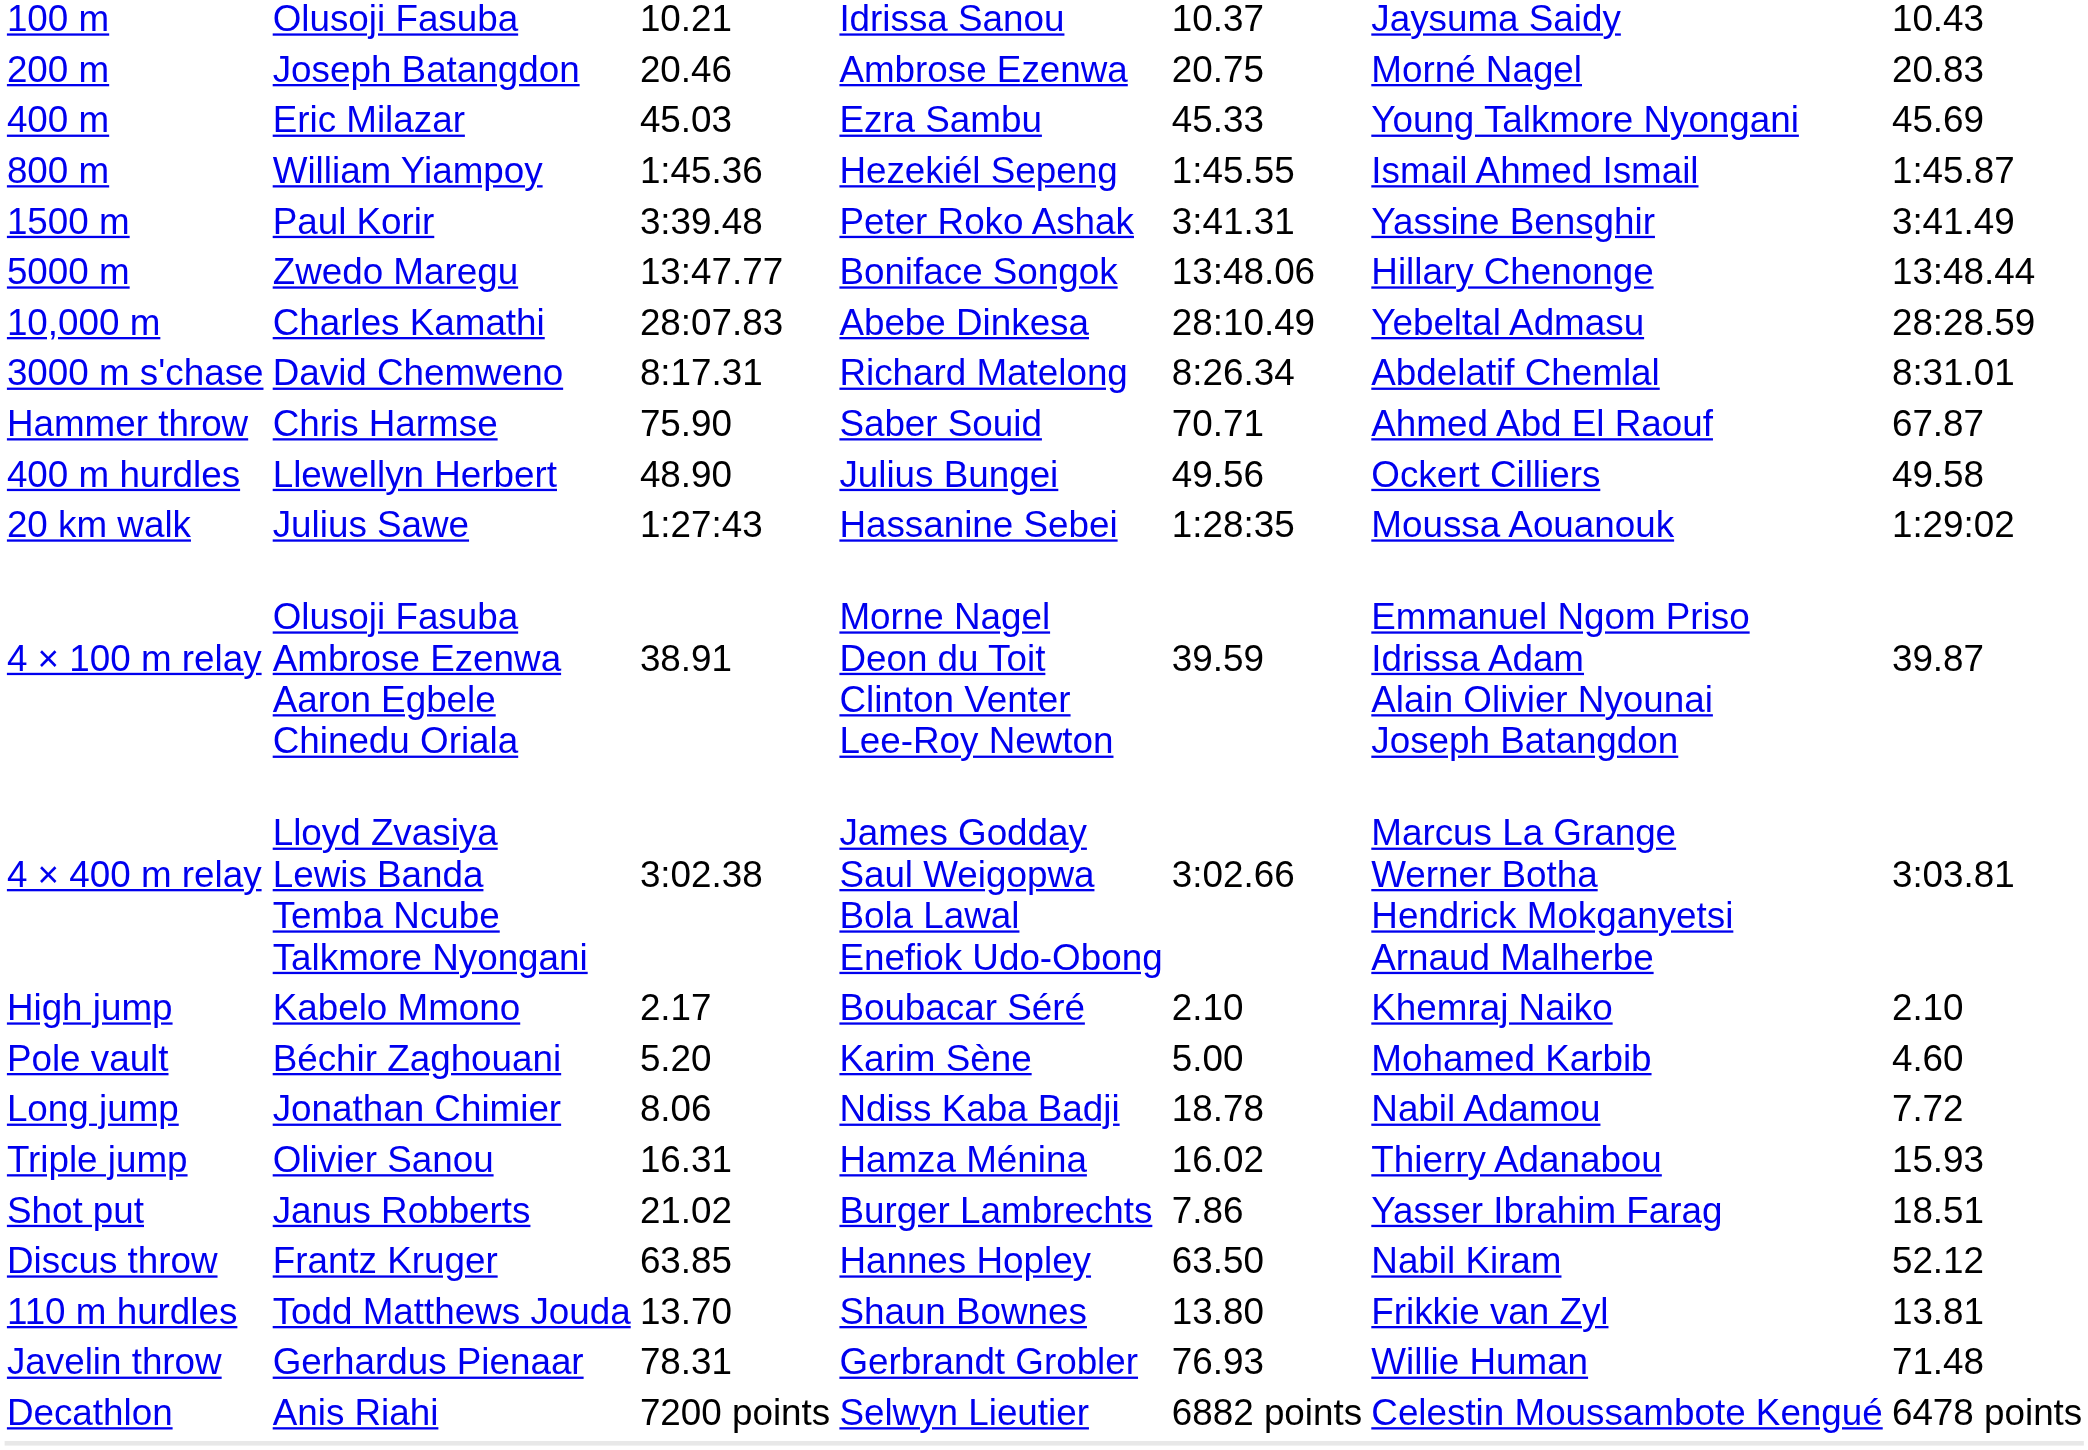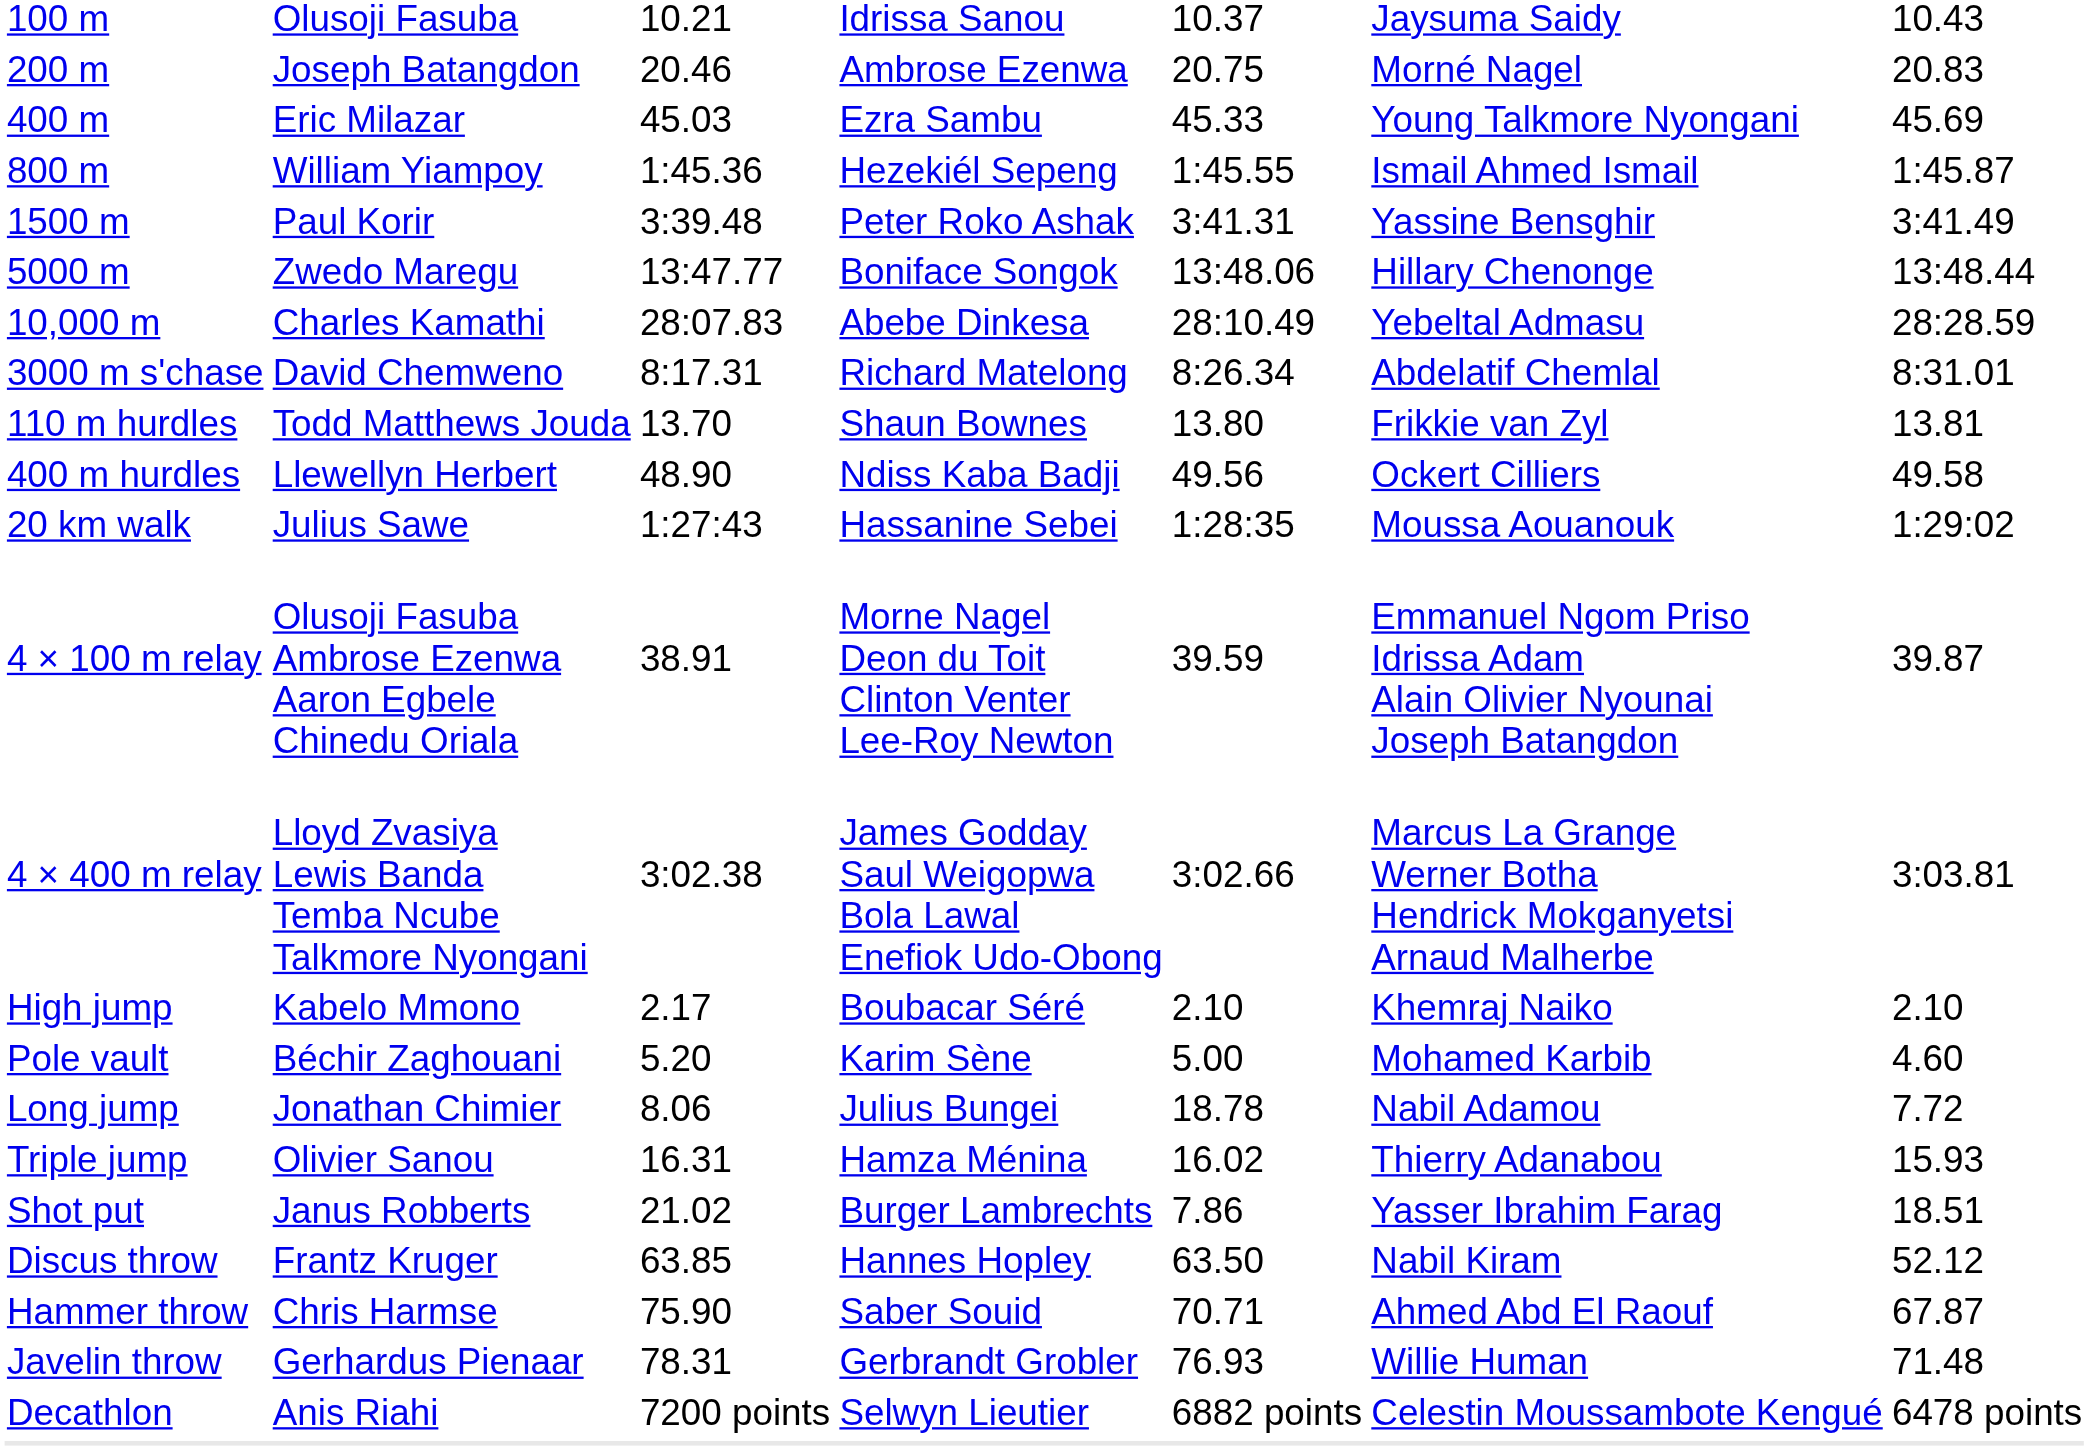rows swapped: (122, 1311) <-> (128, 423)
(949, 474) Julius Bungei -> (980, 474) Ndiss Kaba Badji
(980, 1109) Ndiss Kaba Badji -> (949, 1109) Julius Bungei
